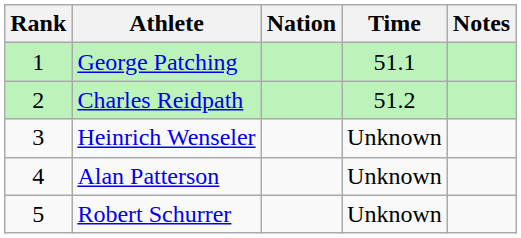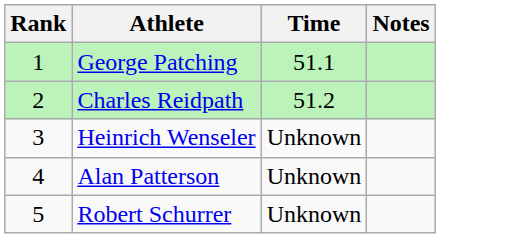- column: (301, 23)
